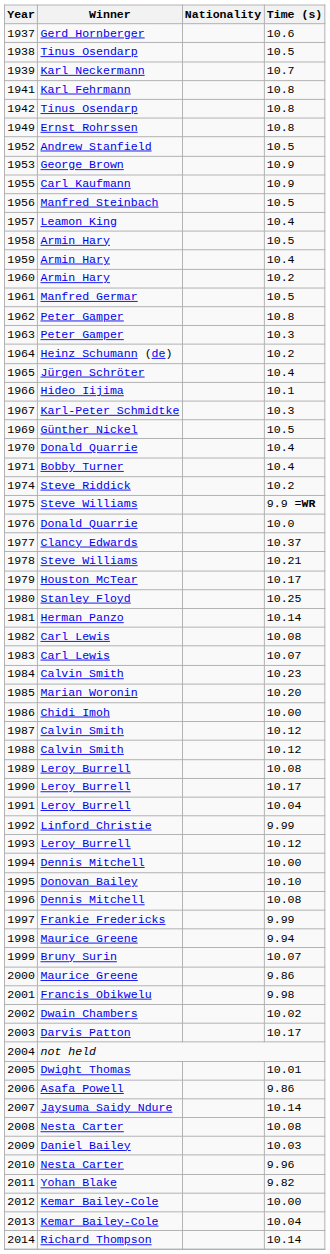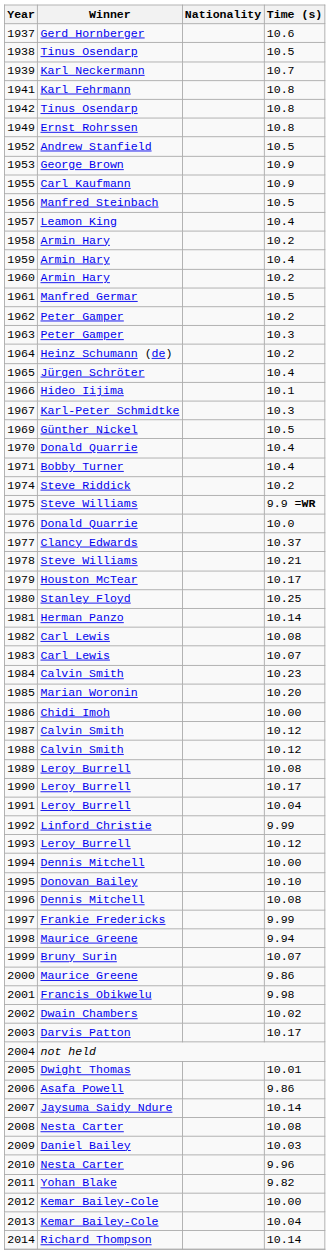(281, 241) 10.5 -> (281, 241) 10.2
(281, 316) 10.8 -> (281, 316) 10.2
